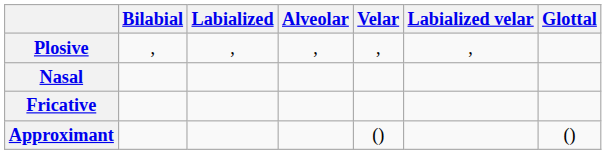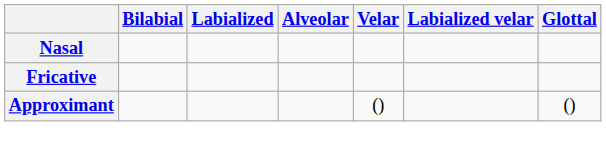- row: (61, 47)
